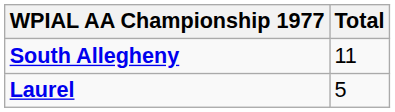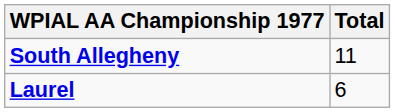(340, 90) 5 -> (340, 90) 6
